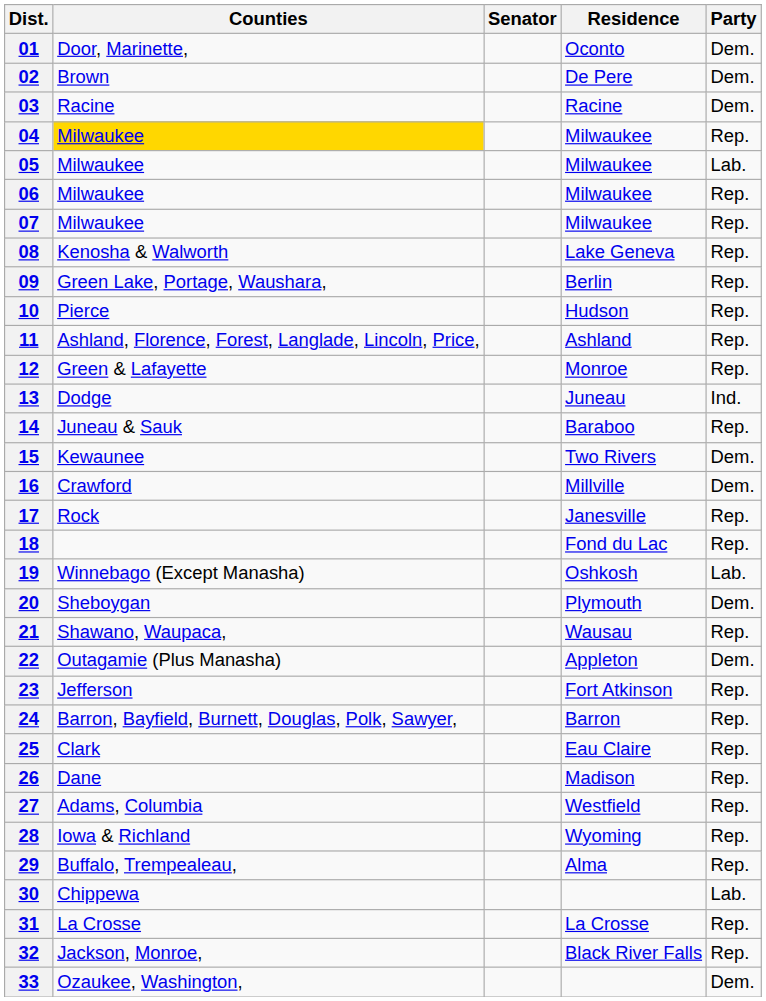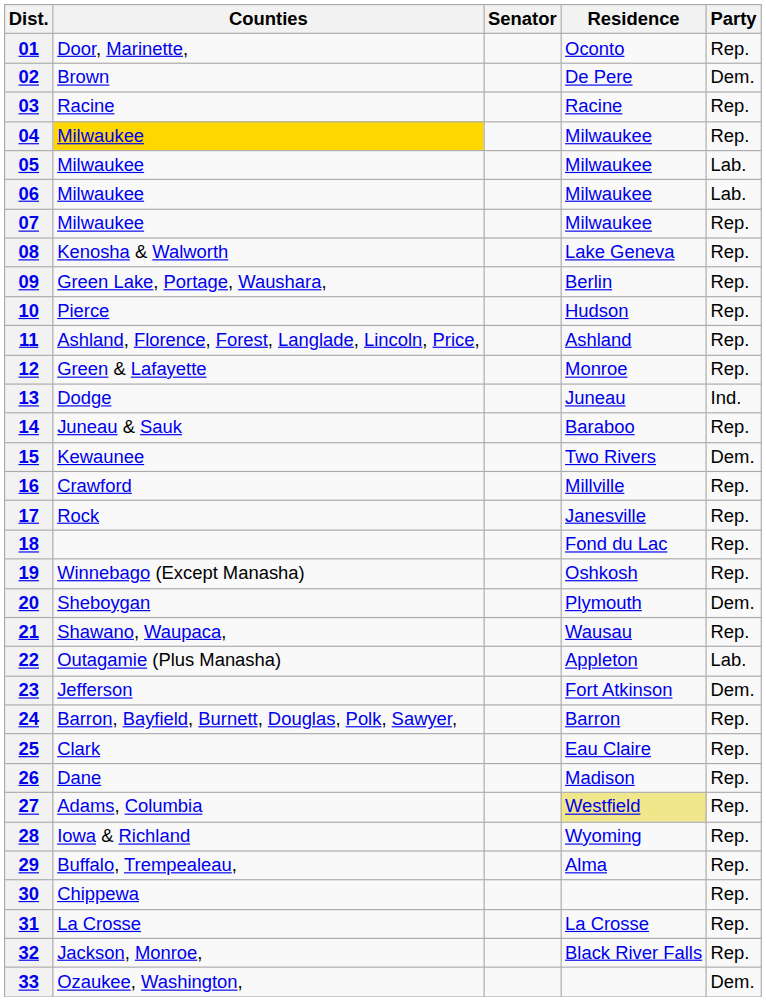(733, 48) Dem. -> (730, 48) Rep.
(733, 106) Dem. -> (730, 106) Rep.
(730, 194) Rep. -> (728, 194) Lab.
(733, 485) Dem. -> (730, 485) Rep.
(728, 573) Lab. -> (730, 573) Rep.
(733, 661) Dem. -> (728, 661) Lab.
(730, 690) Rep. -> (733, 690) Dem.
(603, 806) no background -> (603, 806) khaki background
(728, 894) Lab. -> (730, 894) Rep.
